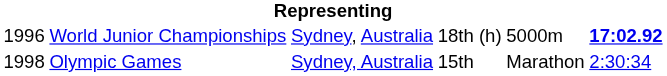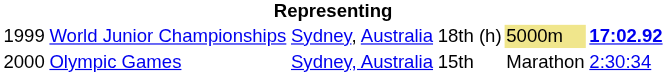(24, 36) 1996 -> (24, 36) 1999
(535, 36) no background -> (535, 36) khaki background
(24, 61) 1998 -> (24, 61) 2000
